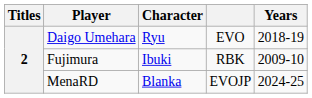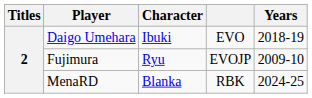(153, 37) Ryu -> (157, 37) Ibuki
(157, 59) Ibuki -> (153, 59) Ryu
(230, 59) RBK -> (230, 59) EVOJP
(230, 81) EVOJP -> (230, 81) RBK
